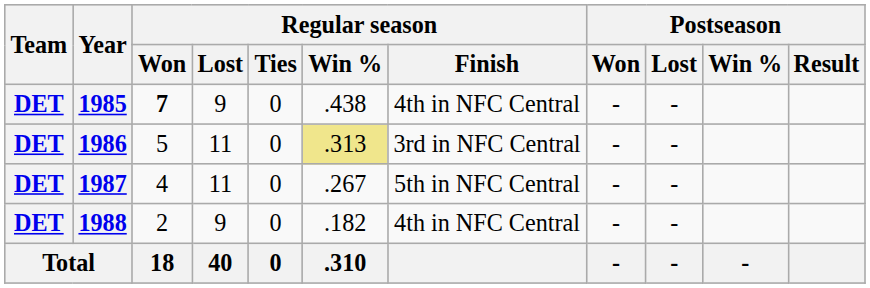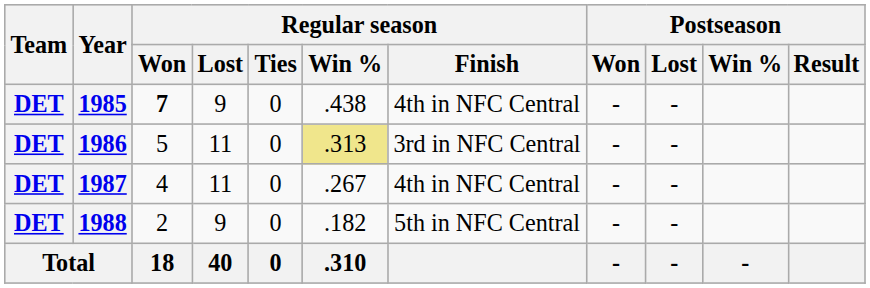(487, 184) 5th in NFC Central -> (487, 184) 4th in NFC Central
(487, 223) 4th in NFC Central -> (487, 223) 5th in NFC Central
